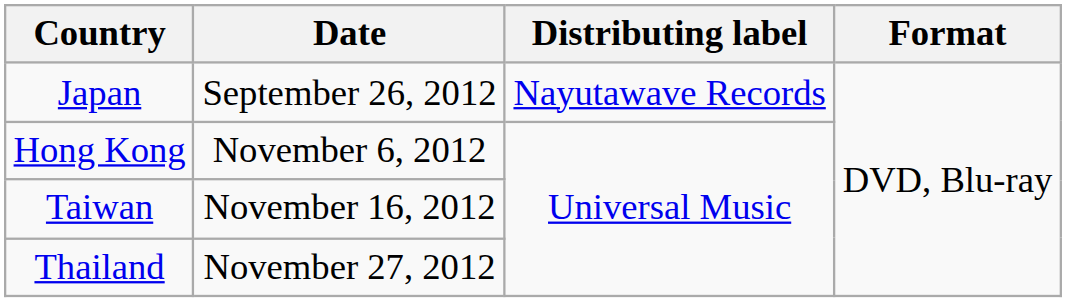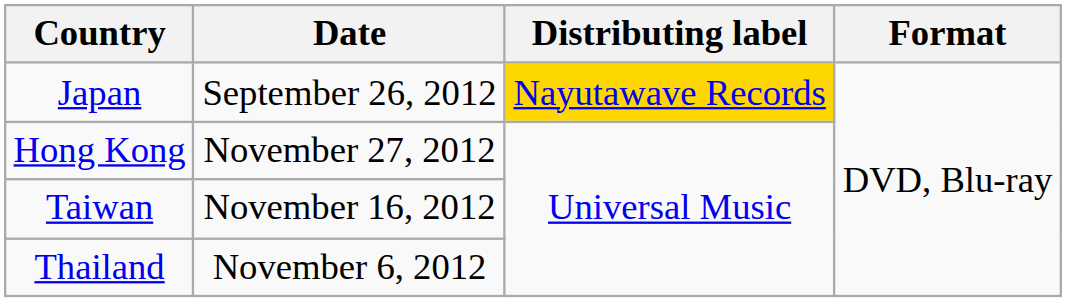(670, 91) no background -> (670, 91) gold background
(350, 149) November 6, 2012 -> (350, 149) November 27, 2012
(350, 265) November 27, 2012 -> (350, 265) November 6, 2012
